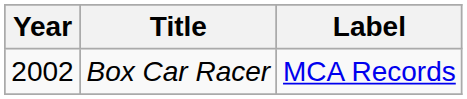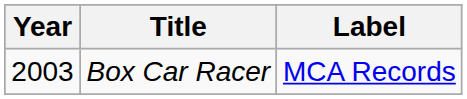(42, 71) 2002 -> (42, 71) 2003
